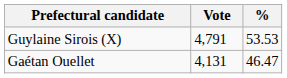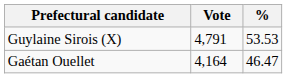(211, 61) 4,131 -> (211, 61) 4,164
